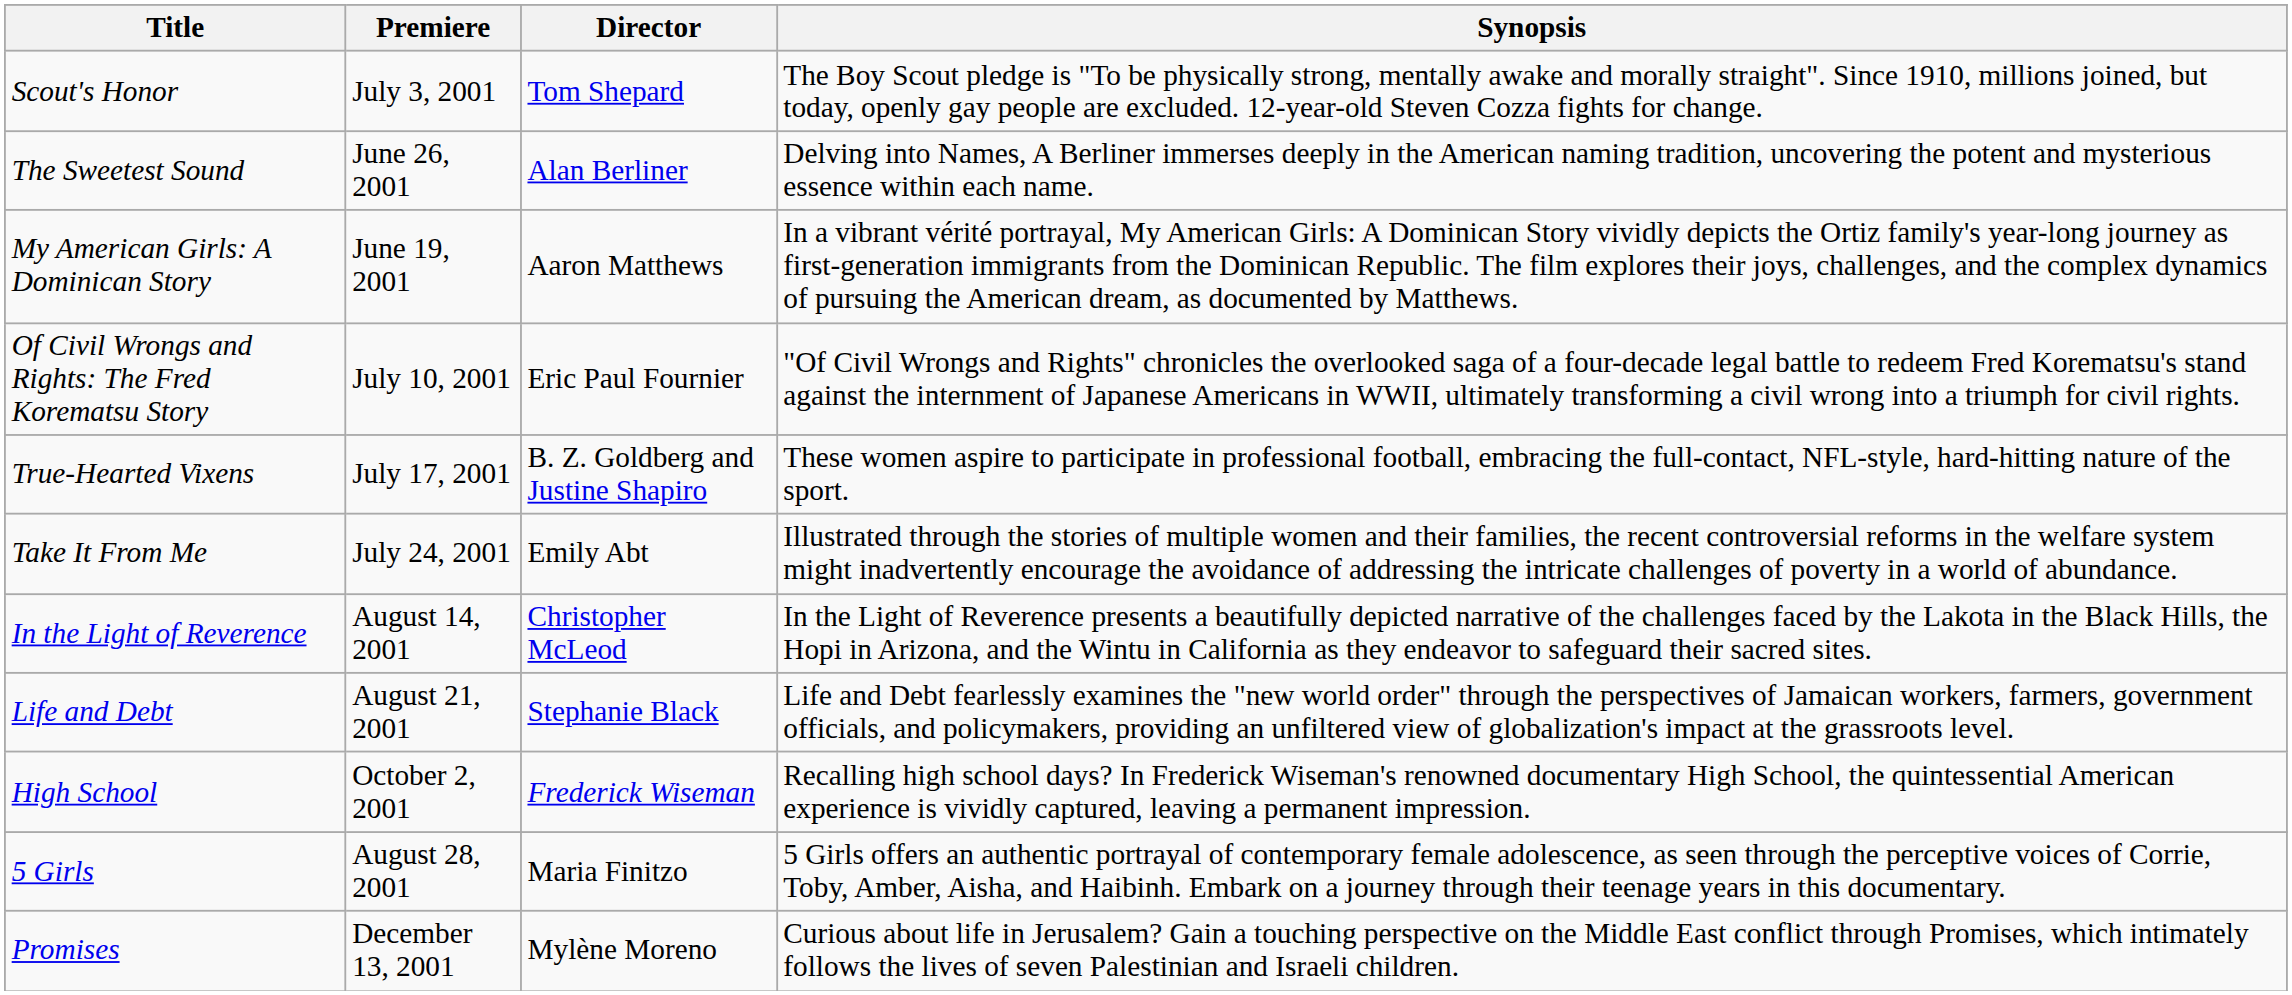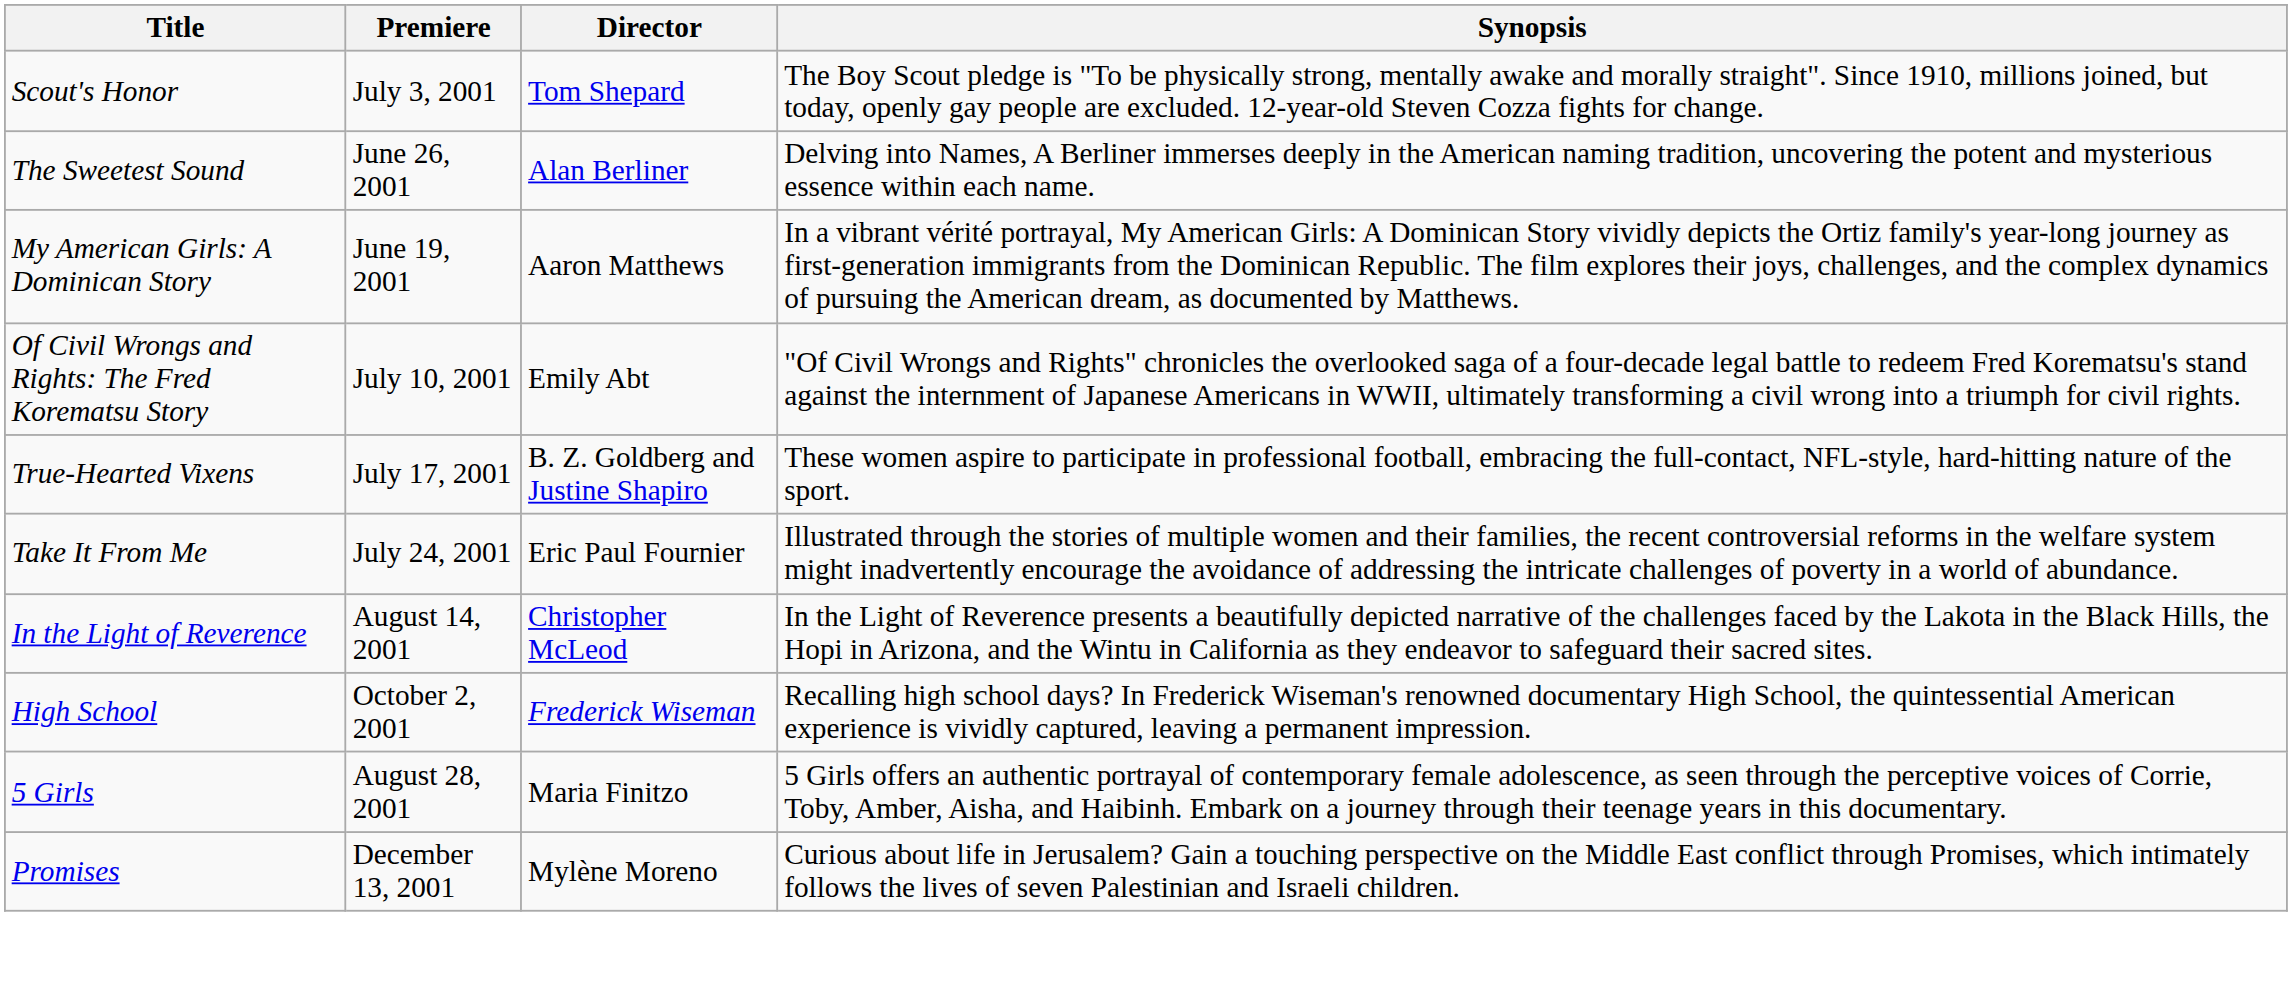(636, 378) Eric Paul Fournier -> (589, 378) Emily Abt
(588, 553) Emily Abt -> (636, 553) Eric Paul Fournier
- row: (92, 712)
